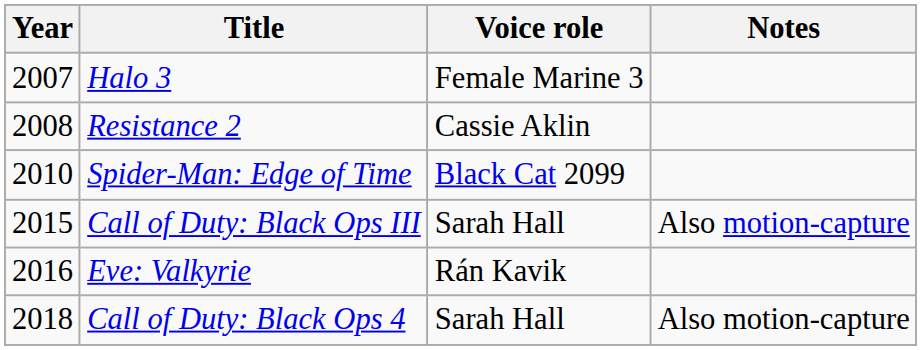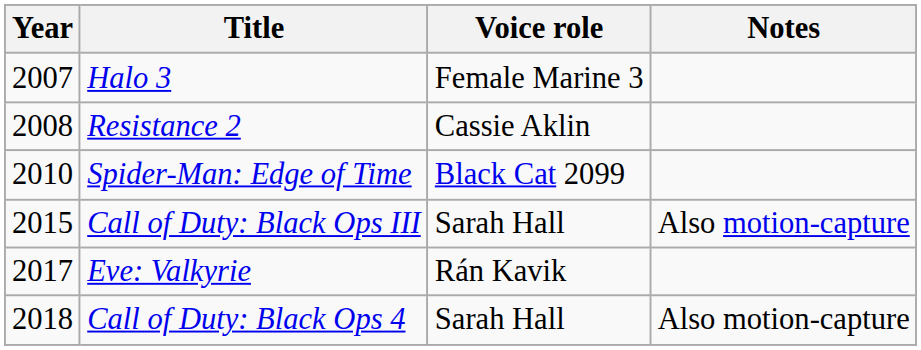(43, 271) 2016 -> (43, 271) 2017
